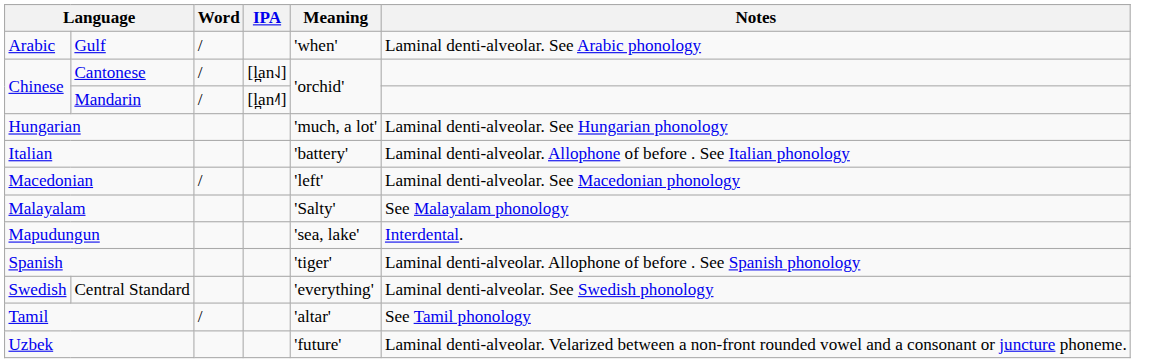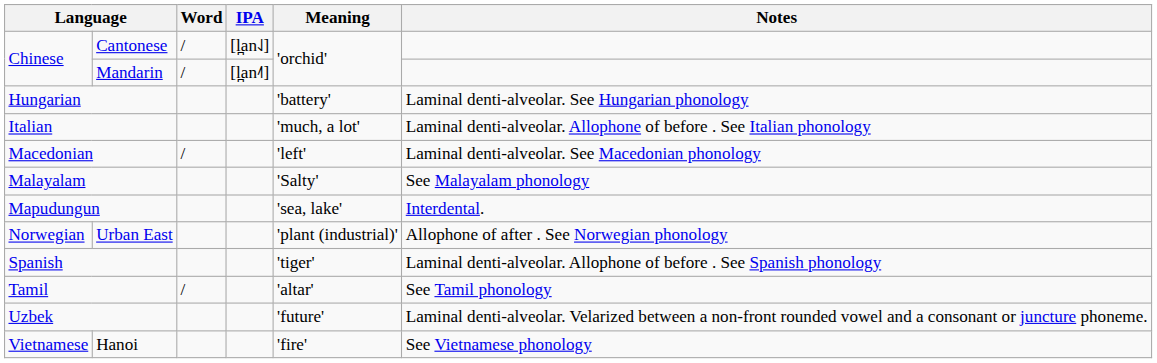- row: (90, 45)
(336, 126) 'much, a lot' -> (304, 99) 'battery'
(321, 153) 'battery' -> (318, 126) 'much, a lot'
+ row: (134, 235)
- row: (132, 289)
+ row: (117, 343)
